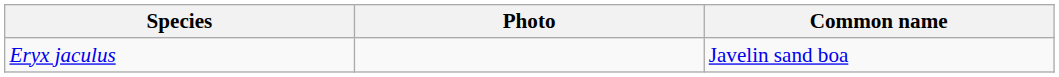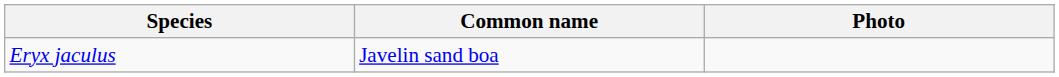columns swapped: (879, 21) <-> (529, 21)
